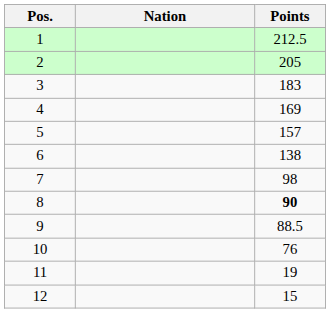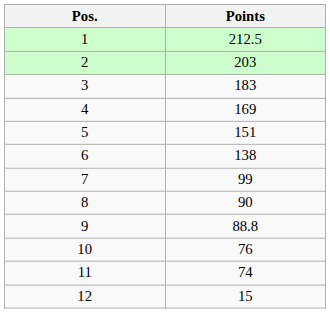- column: (165, 16)
(290, 62) 205 -> (245, 62) 203
(290, 132) 157 -> (245, 132) 151
(290, 179) 98 -> (245, 179) 99
(290, 202) bold -> (245, 202) normal
(290, 226) 88.5 -> (245, 226) 88.8
(290, 272) 19 -> (245, 272) 74
